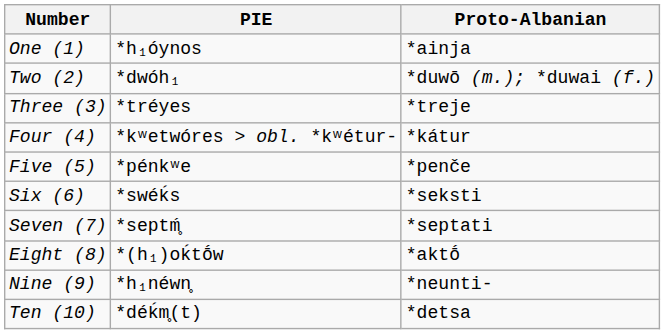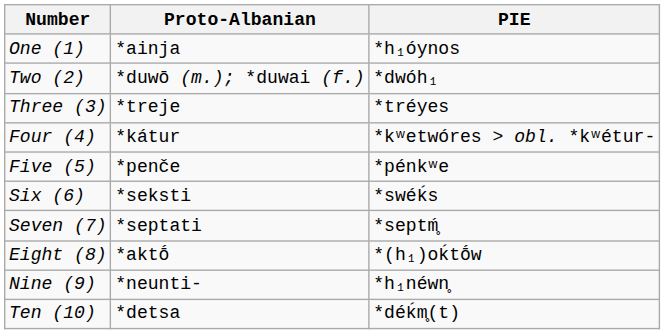columns swapped: (256, 19) <-> (531, 19)
